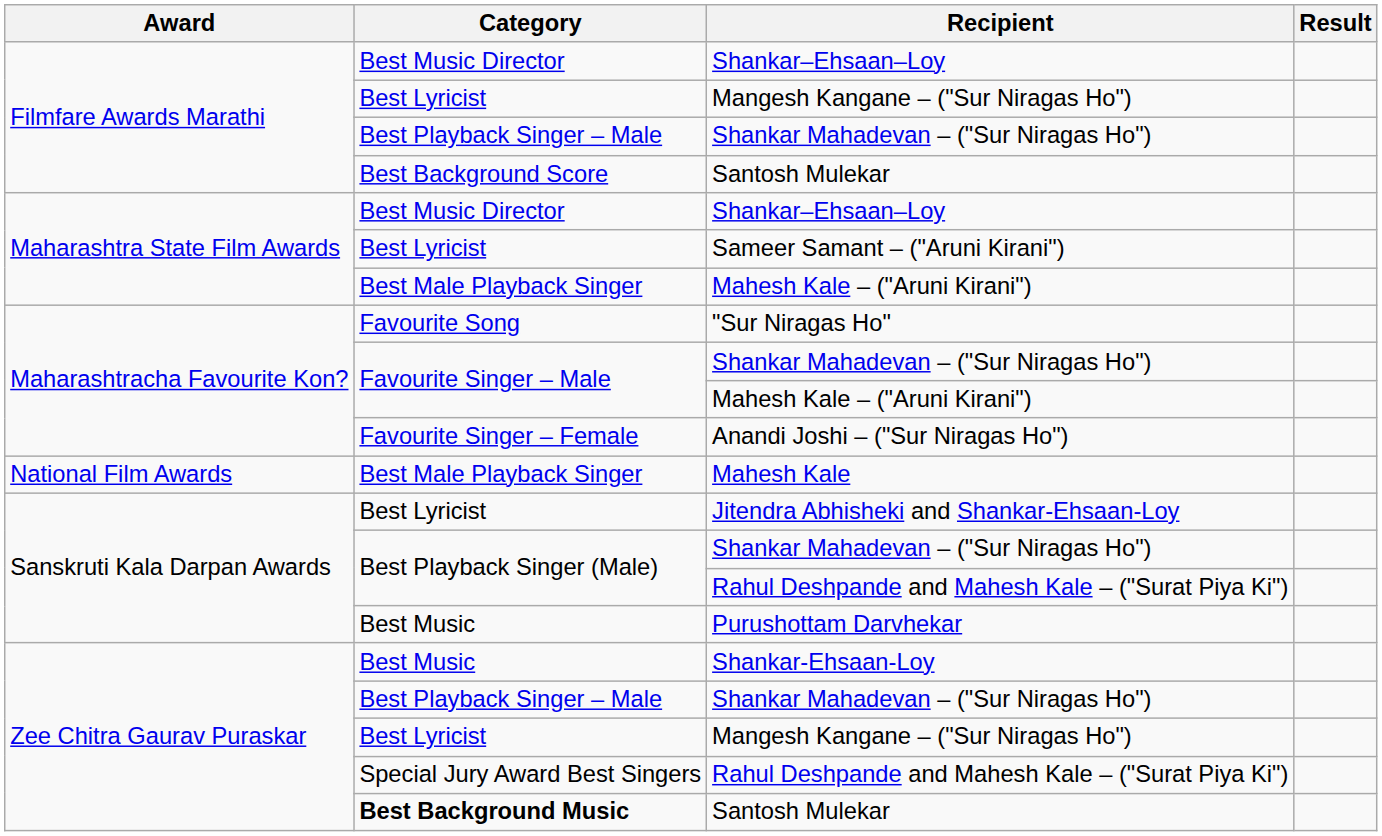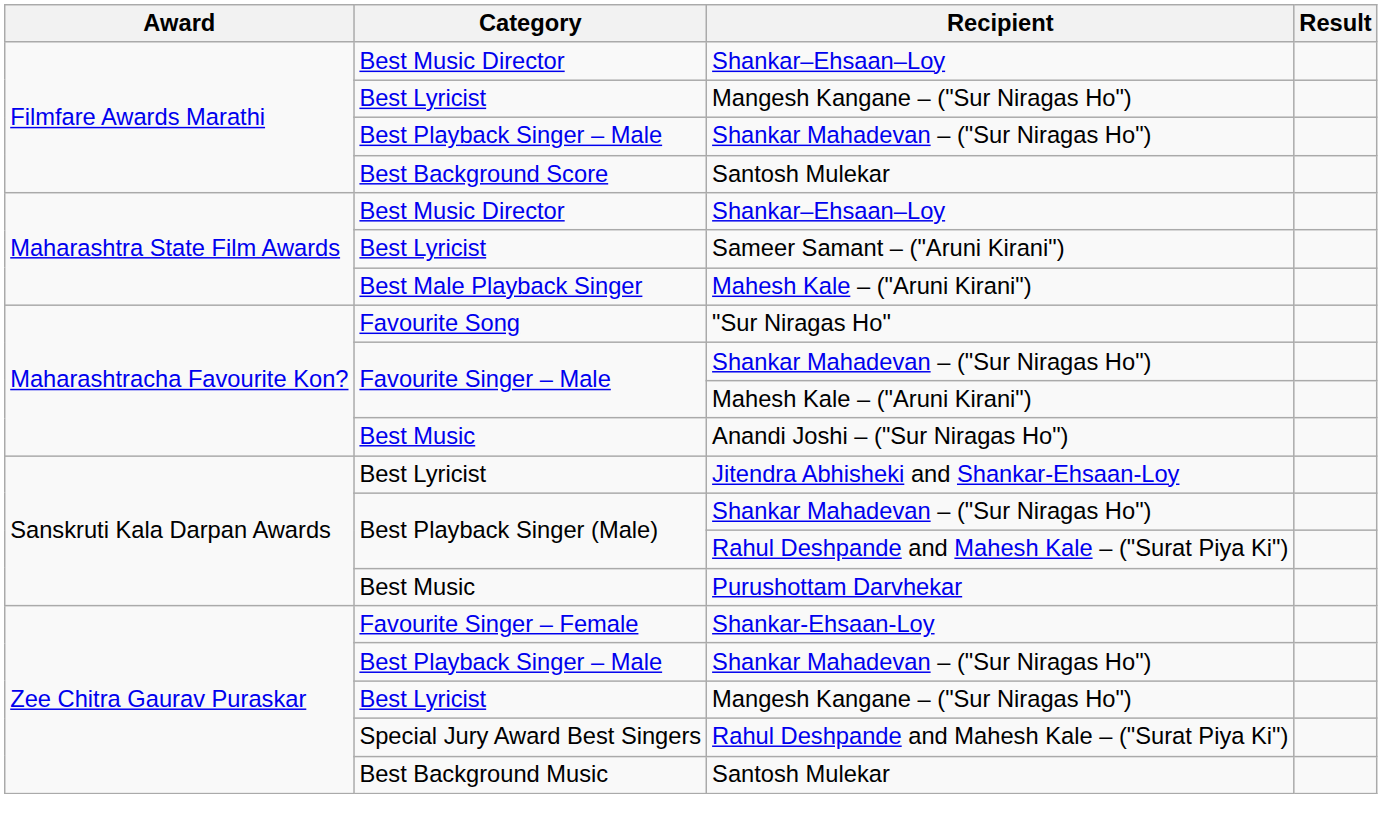(499, 436) Favourite Singer – Female -> (417, 436) Best Music
- row: (121, 473)
(417, 661) Best Music -> (499, 624) Favourite Singer – Female
(494, 811) bold -> (484, 774) normal
